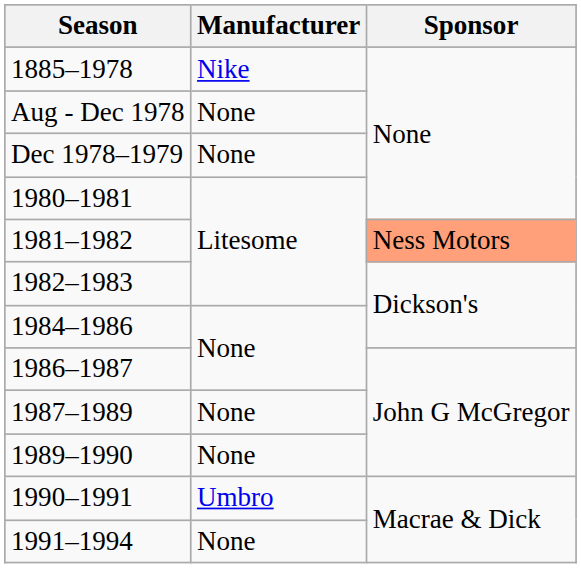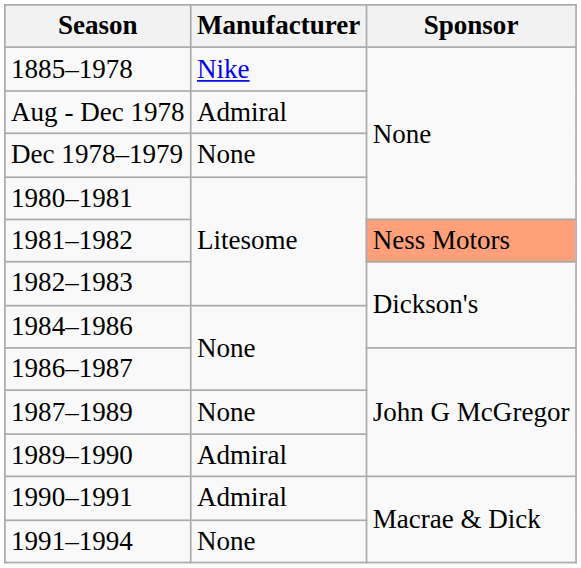(226, 111) None -> (242, 111) Admiral
(226, 454) None -> (242, 454) Admiral
(235, 497) Umbro -> (242, 497) Admiral
